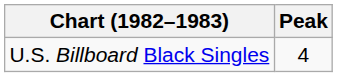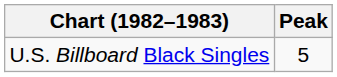(303, 54) 4 -> (303, 54) 5
